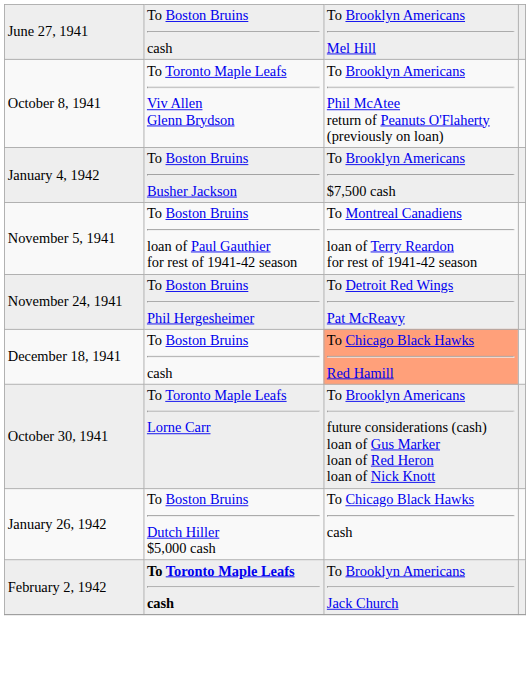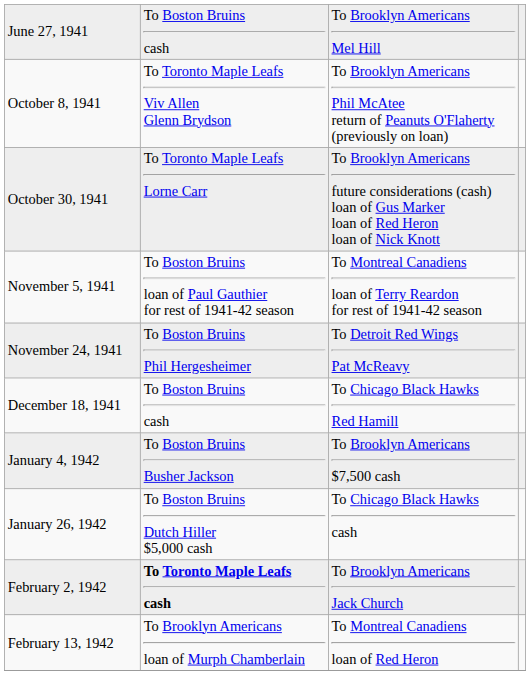rows swapped: (58, 436) <-> (54, 174)
(421, 356) lightsalmon background -> (423, 405) no background
+ row: (61, 642)
